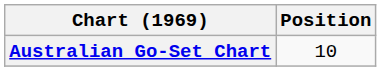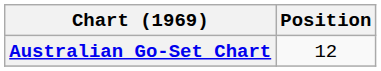(326, 51) 10 -> (326, 51) 12
